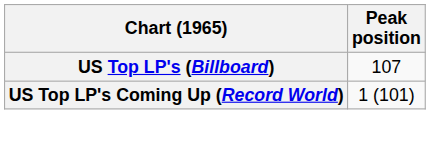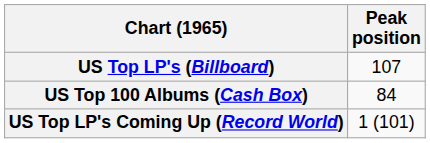+ row: (176, 94)
